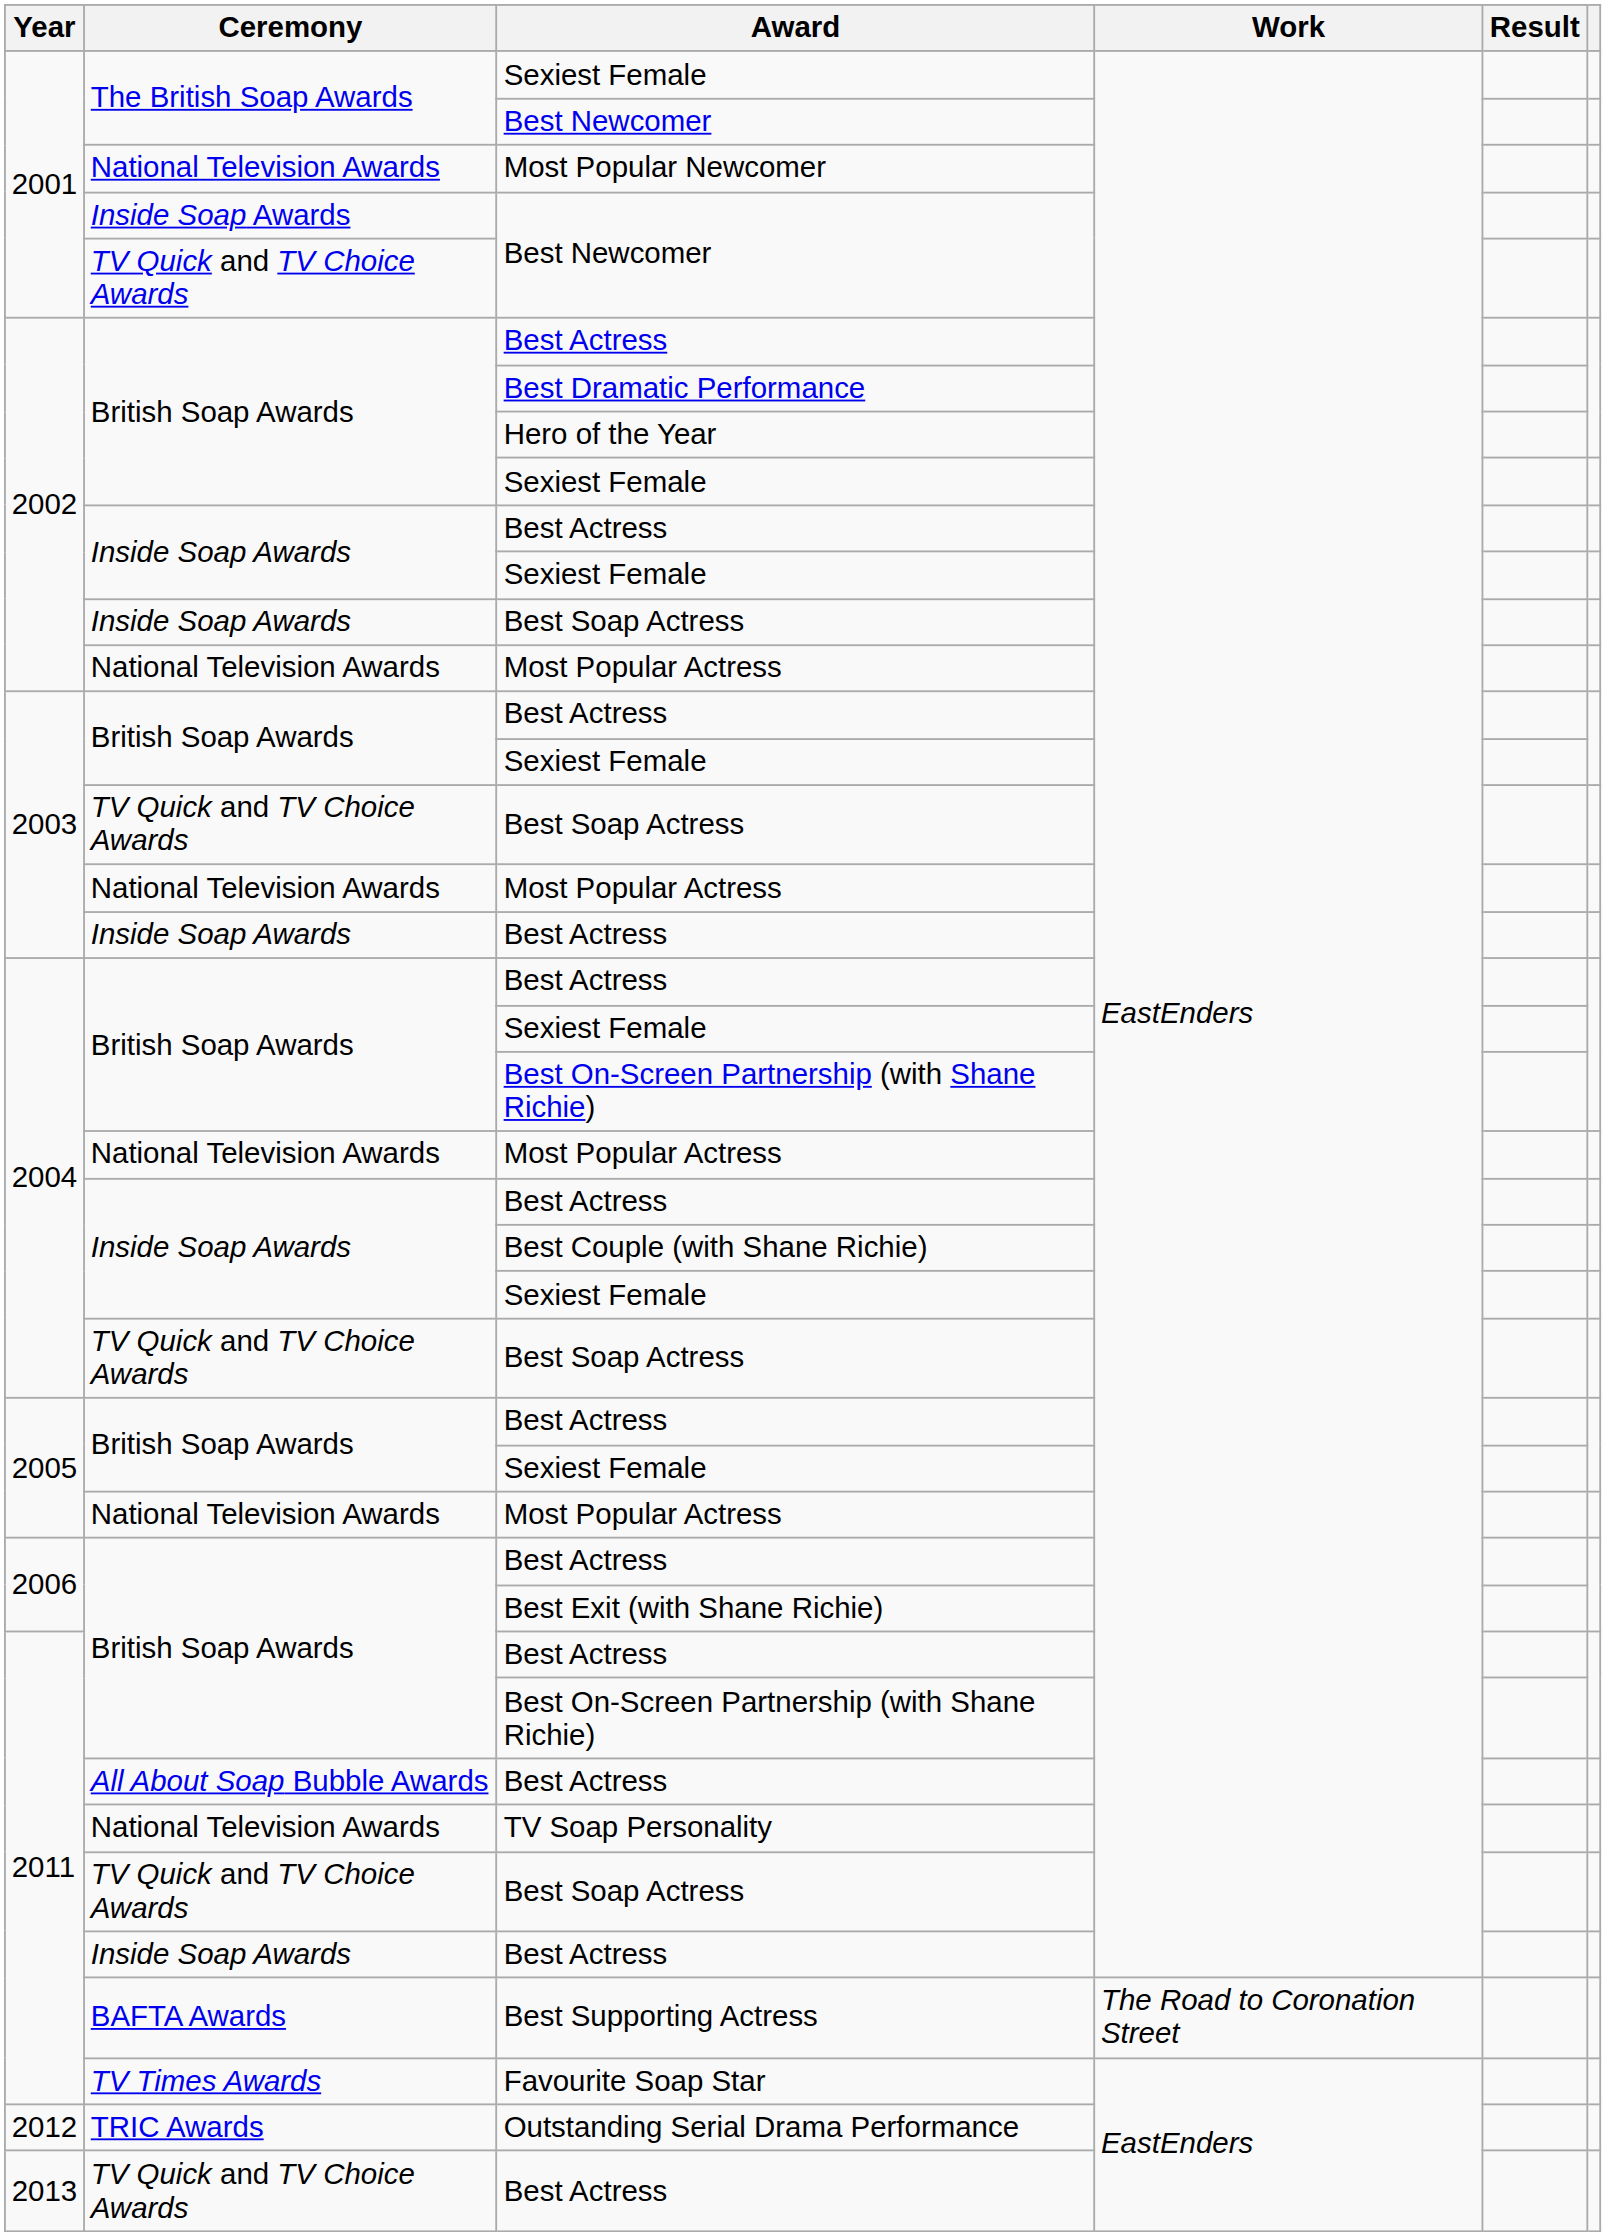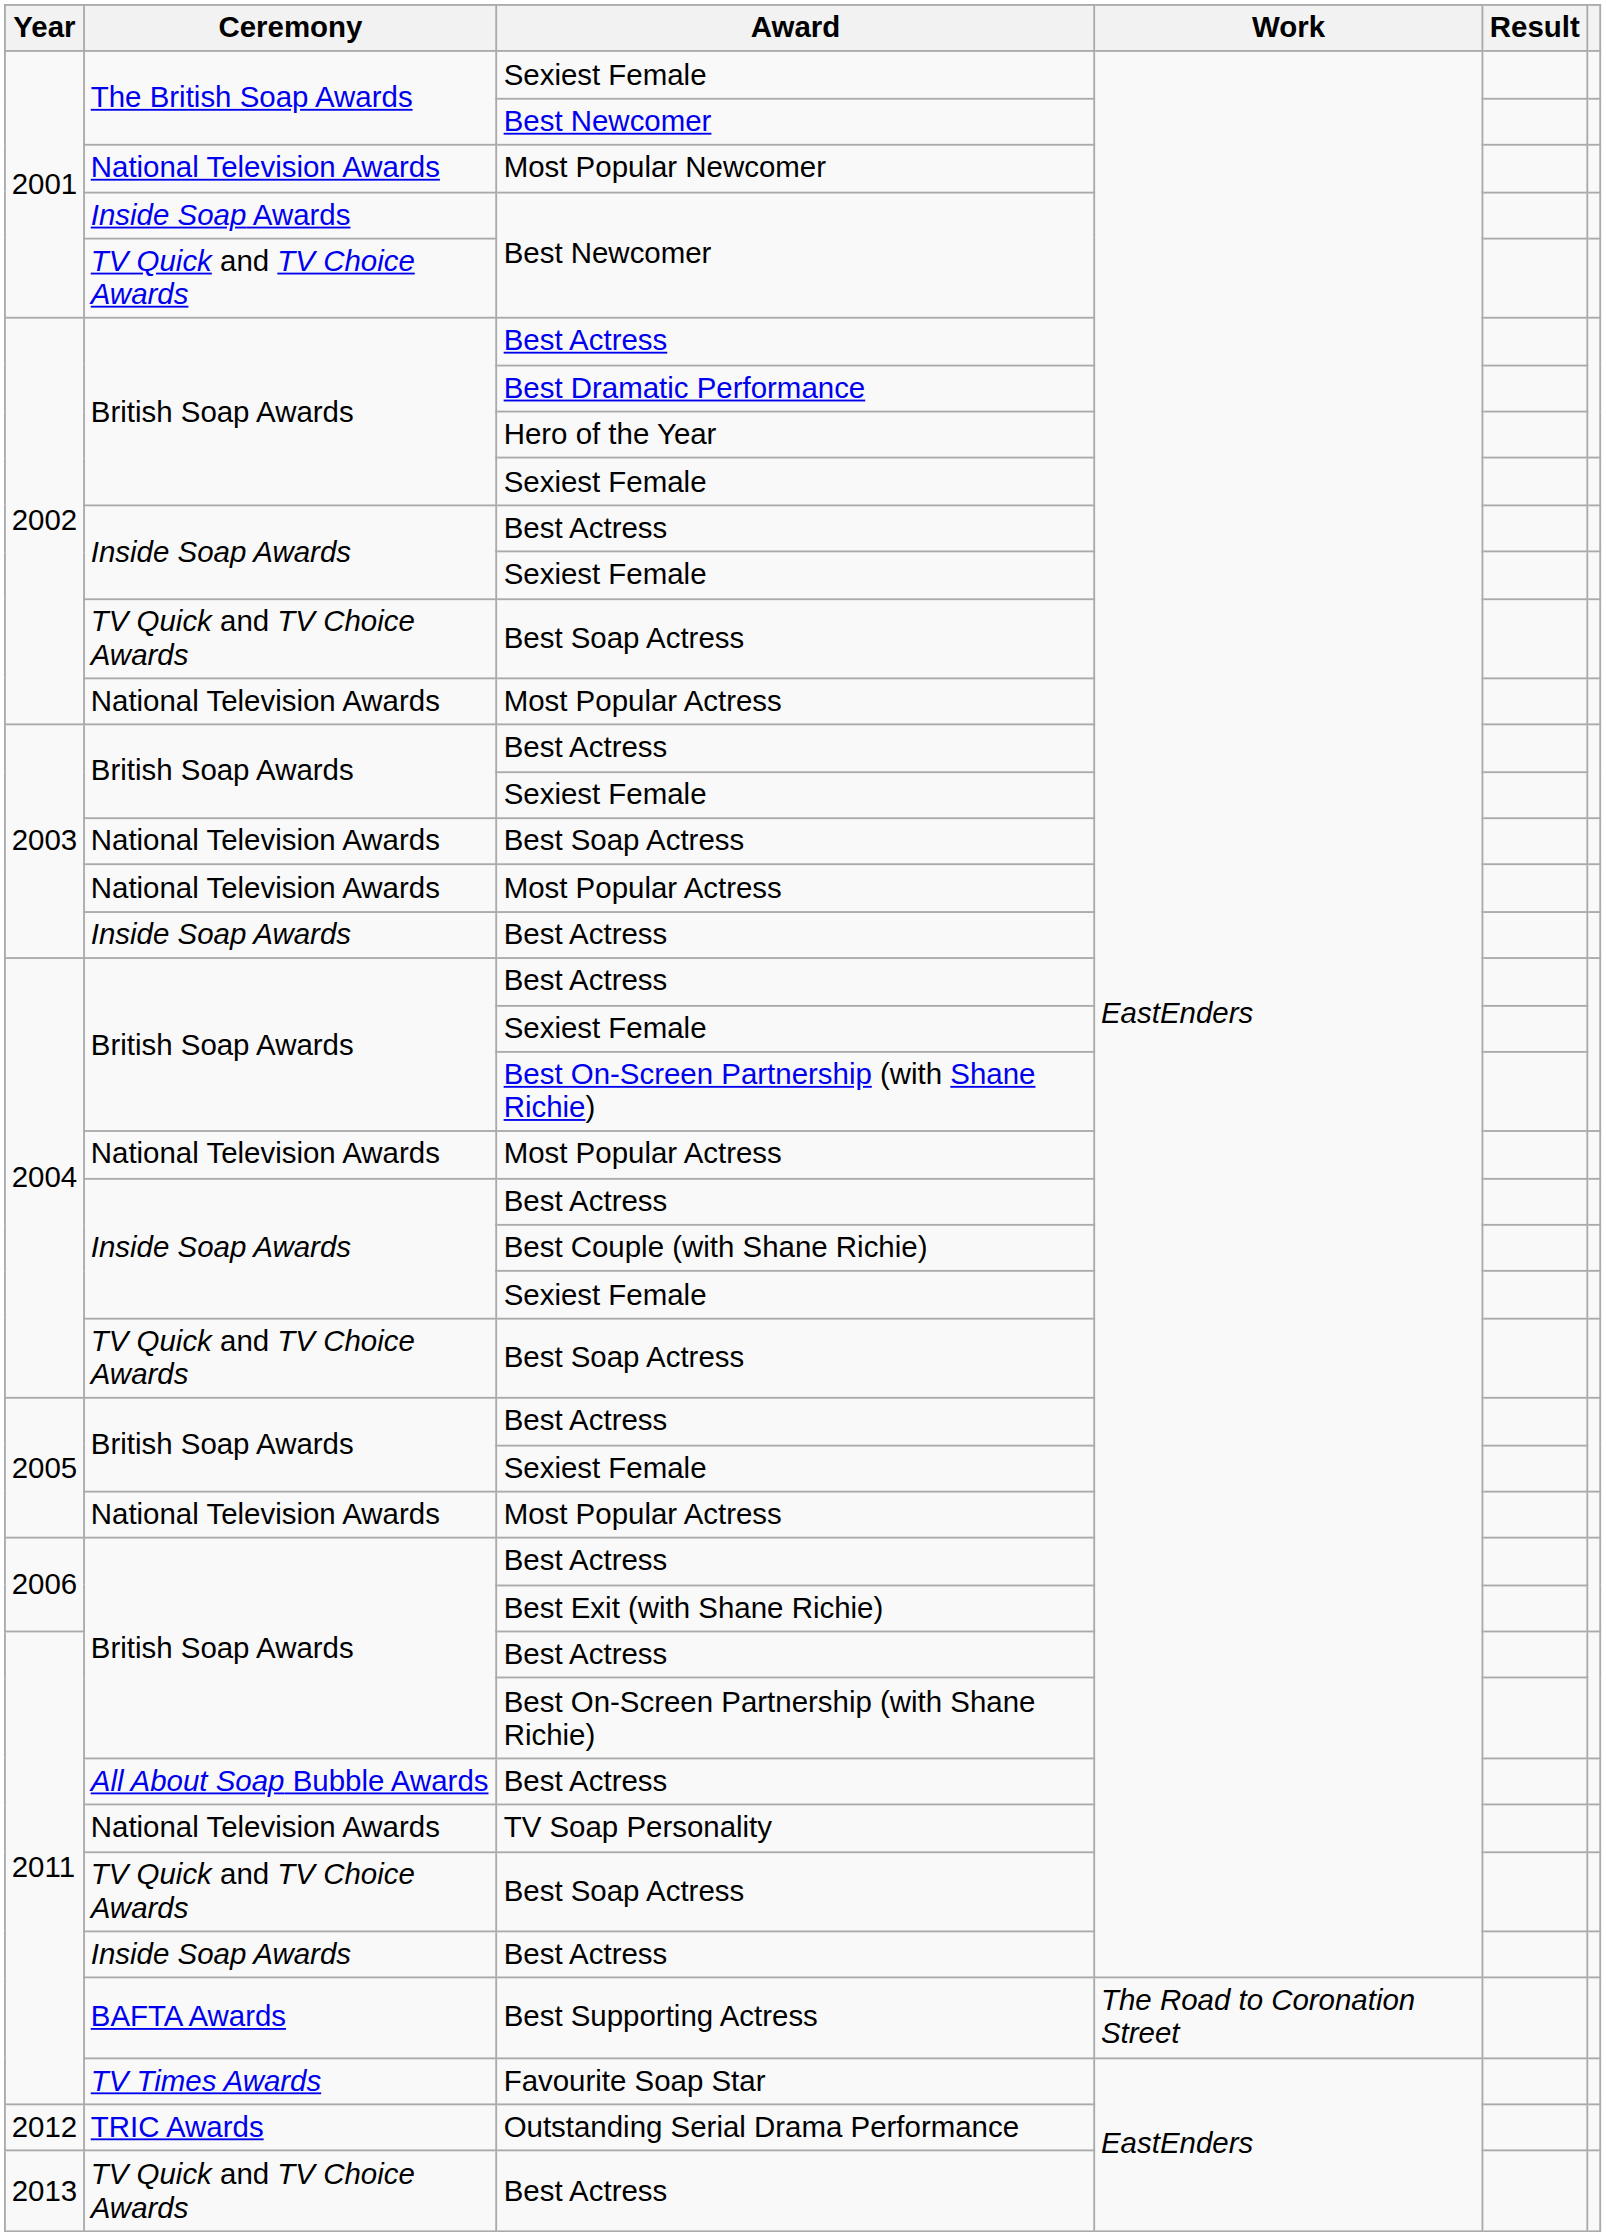(221, 621) Inside Soap Awards -> (253, 637) TV Quick and TV Choice Awards
(253, 824) TV Quick and TV Choice Awards -> (265, 841) National Television Awards
